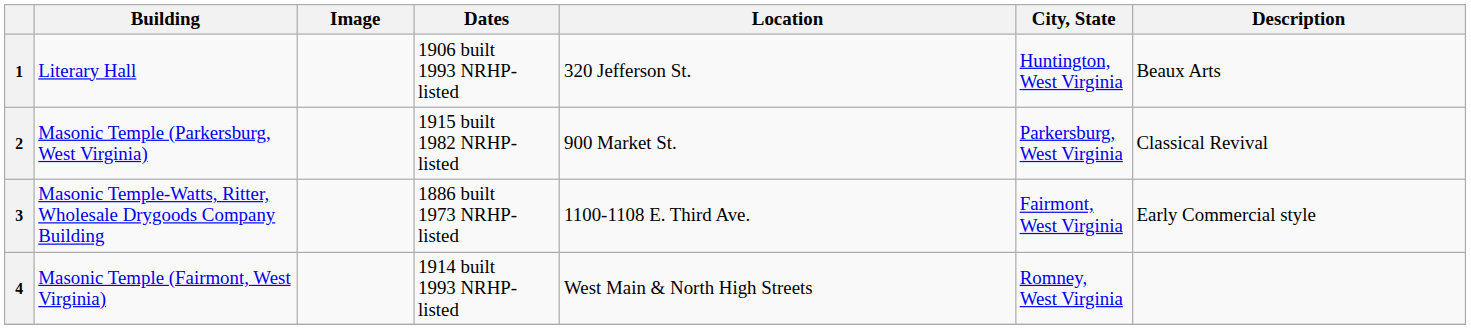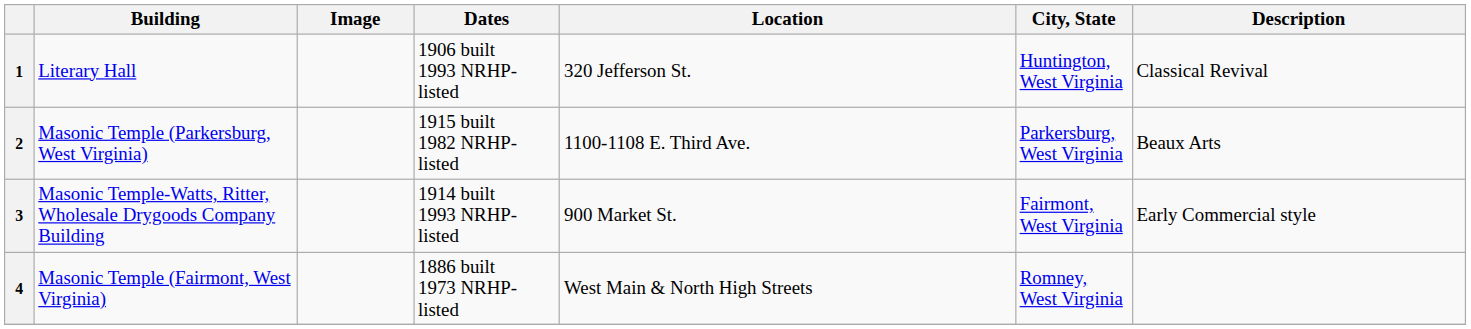(1179, 70) Beaux Arts -> (1202, 70) Classical Revival
(620, 143) 900 Market St. -> (657, 143) 1100-1108 E. Third Ave.
(1202, 143) Classical Revival -> (1179, 143) Beaux Arts
(468, 215) 1886 built 1973 NRHP-listed -> (468, 215) 1914 built 1993 NRHP-listed
(657, 215) 1100-1108 E. Third Ave. -> (620, 215) 900 Market St.
(468, 287) 1914 built 1993 NRHP-listed -> (468, 287) 1886 built 1973 NRHP-listed
